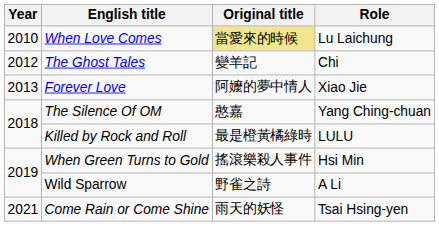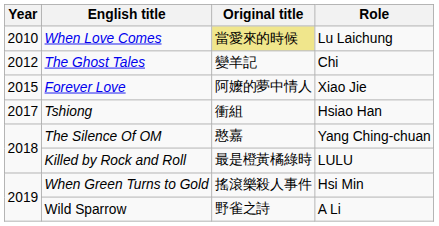(23, 87) 2013 -> (23, 87) 2015
+ row: (68, 111)
- row: (127, 209)
